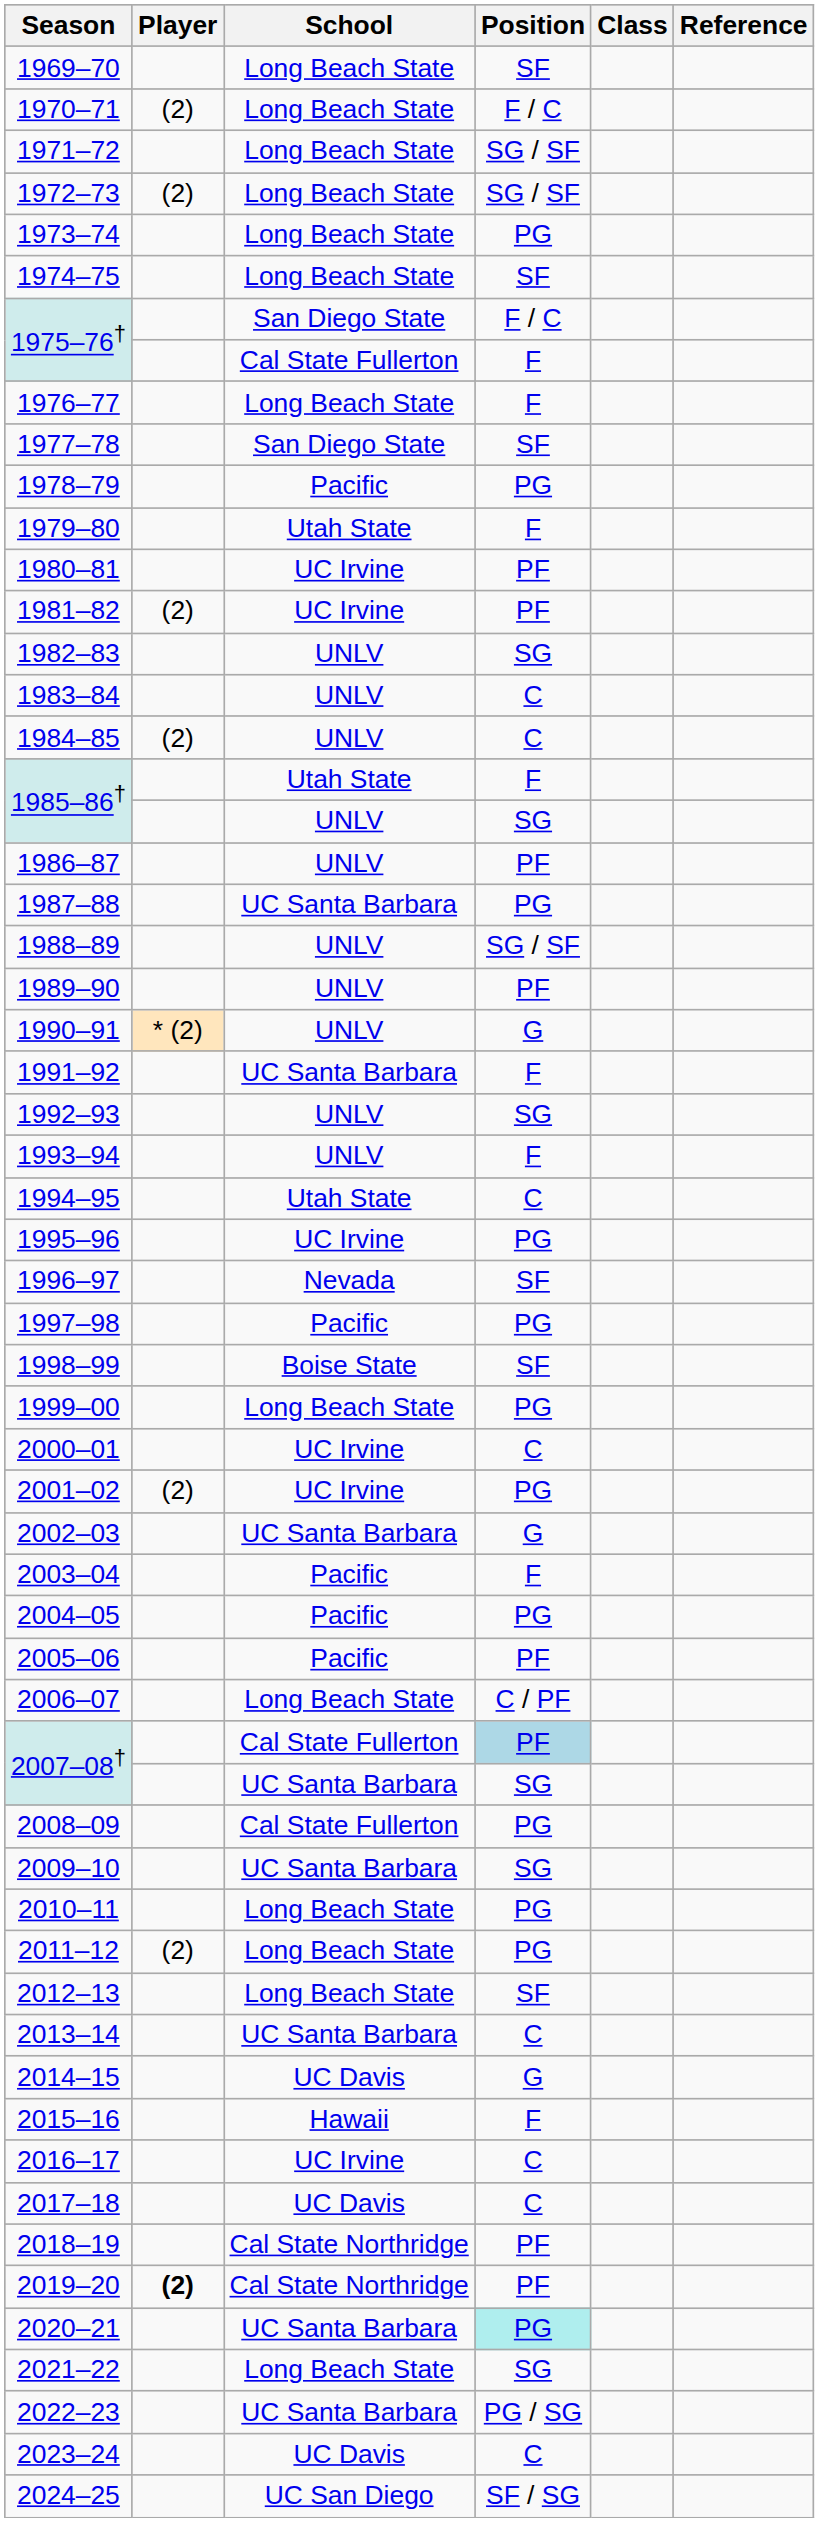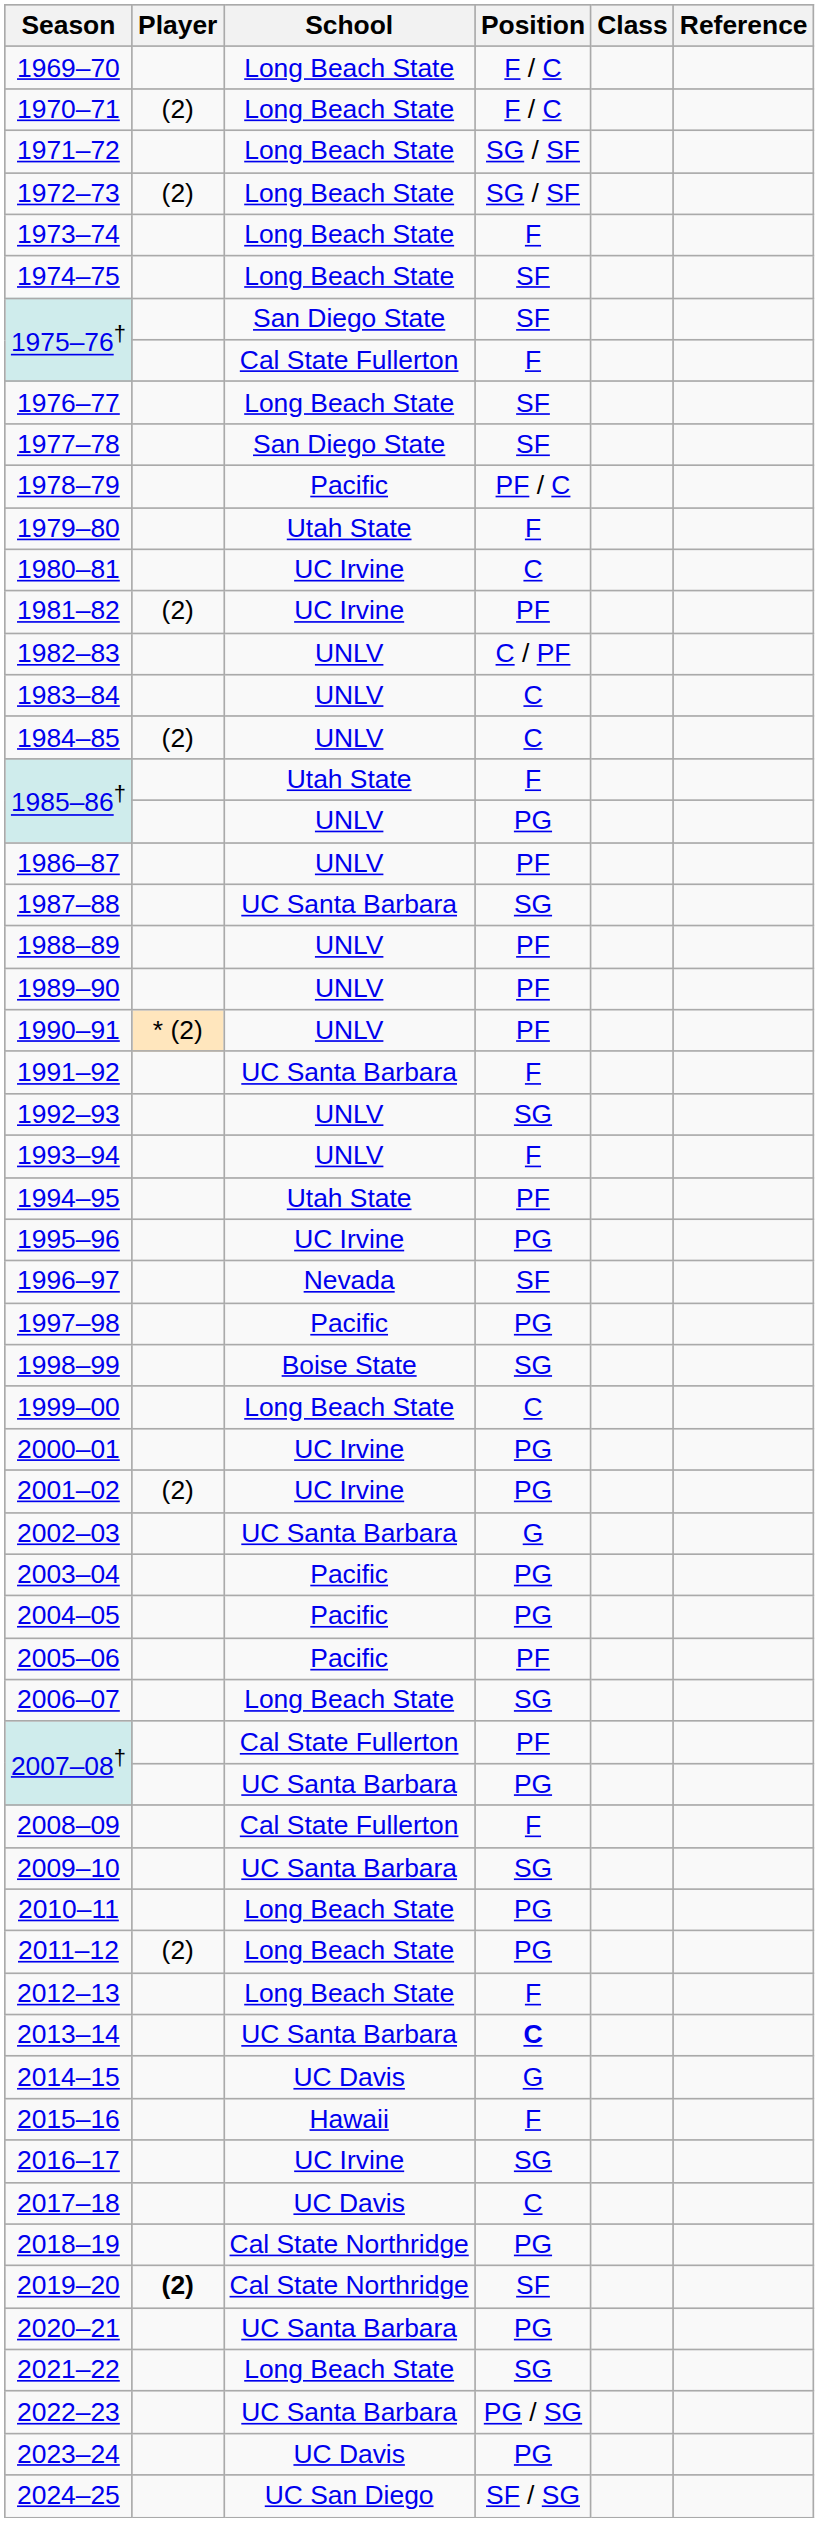(533, 67) SF -> (533, 67) F / C
(533, 234) PG -> (533, 234) F
(533, 318) F / C -> (533, 318) SF
(533, 402) F -> (533, 402) SF
(533, 485) PG -> (533, 485) PF / C
(533, 569) PF -> (533, 569) C
(533, 653) SG -> (533, 653) C / PF
(533, 820) SG -> (533, 820) PG
(533, 904) PG -> (533, 904) SG
(533, 946) SG / SF -> (533, 946) PF
(533, 1030) G -> (533, 1030) PF
(533, 1197) C -> (533, 1197) PF
(533, 1365) SF -> (533, 1365) SG
(533, 1407) PG -> (533, 1407) C
(533, 1448) C -> (533, 1448) PG
(533, 1574) F -> (533, 1574) PG
(533, 1700) C / PF -> (533, 1700) SG
(533, 1742) lightblue background -> (533, 1742) no background
(533, 1783) SG -> (533, 1783) PG
(533, 1825) PG -> (533, 1825) F
(533, 1993) SF -> (533, 1993) F
(533, 2035) normal -> (533, 2035) bold
(533, 2160) C -> (533, 2160) SG
(533, 2244) PF -> (533, 2244) PG
(533, 2286) PF -> (533, 2286) SF
(533, 2328) paleturquoise background -> (533, 2328) no background
(533, 2453) C -> (533, 2453) PG
